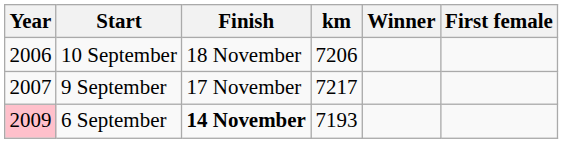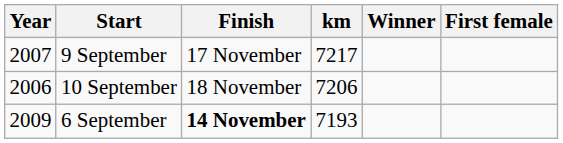rows swapped: (119, 54) <-> (114, 87)
(30, 120) pink background -> (30, 120) no background
